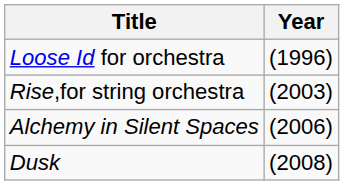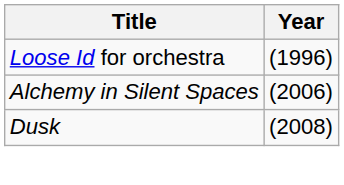- row: (127, 92)
